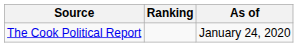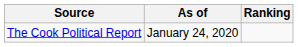columns swapped: (170, 13) <-> (245, 13)
